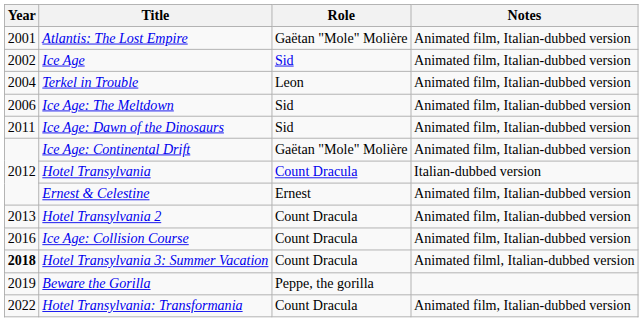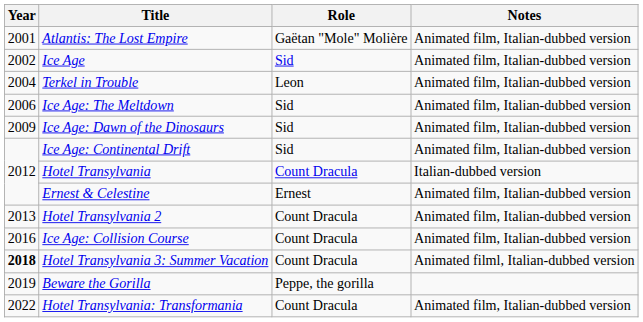(22, 127) 2011 -> (22, 127) 2009
(341, 149) Gaëtan "Mole" Molière -> (284, 149) Sid
